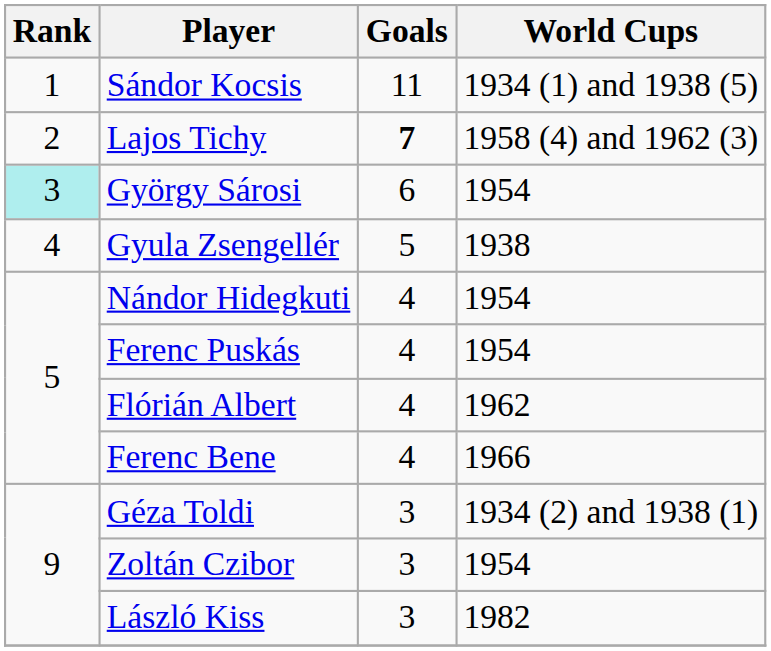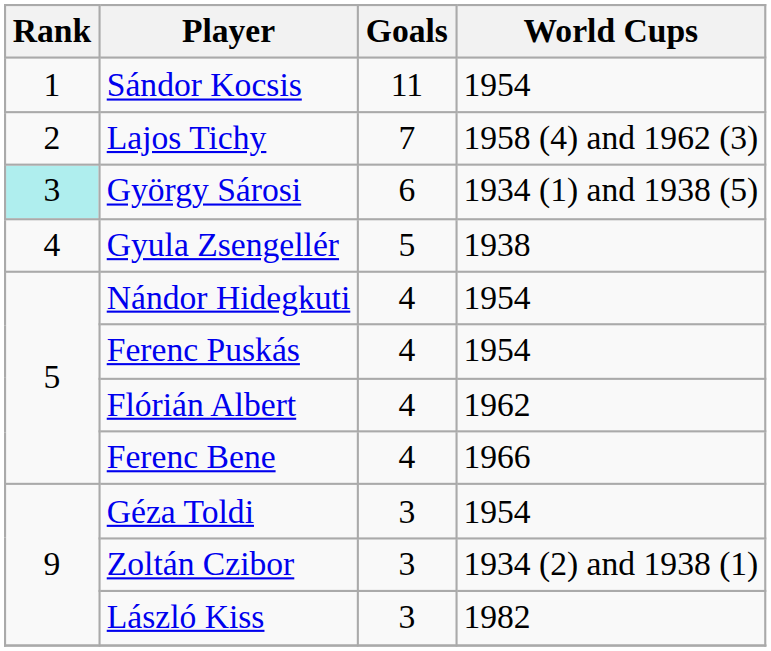(611, 84) 1934 (1) and 1938 (5) -> (497, 84) 1954
(407, 137) bold -> (407, 137) normal
(497, 191) 1954 -> (611, 191) 1934 (1) and 1938 (5)
(611, 510) 1934 (2) and 1938 (1) -> (497, 510) 1954
(497, 564) 1954 -> (611, 564) 1934 (2) and 1938 (1)
